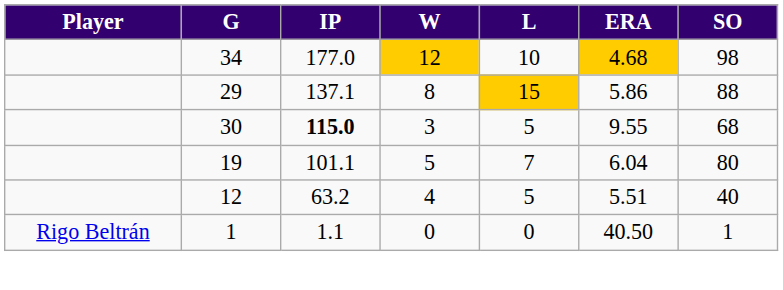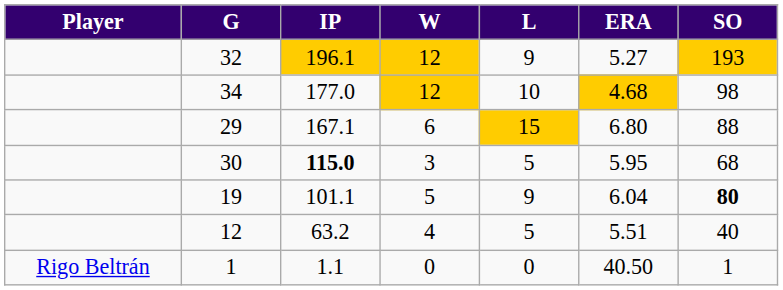+ row: (231, 57)
(330, 92) 137.1 -> (330, 127) 167.1
(430, 92) 8 -> (430, 127) 6
(628, 92) 5.86 -> (628, 127) 6.80
(628, 127) 9.55 -> (628, 162) 5.95
(529, 162) 7 -> (529, 197) 9
(728, 162) normal -> (728, 197) bold
